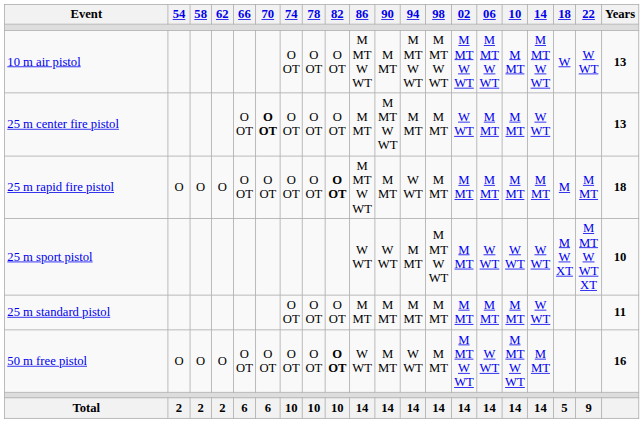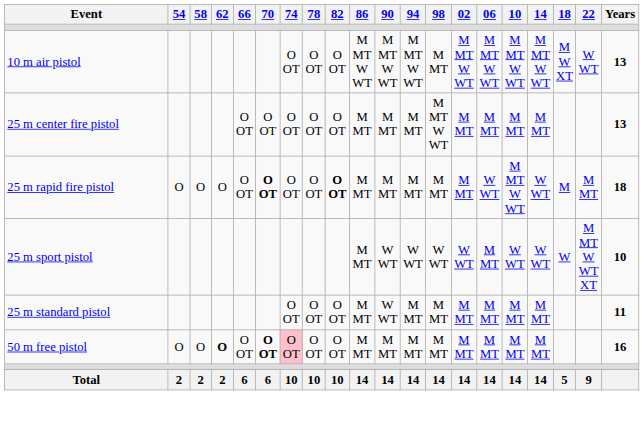(388, 61) M MT -> (388, 61) M MT W WT
(438, 61) M MT W WT -> (438, 61) M MT
(515, 61) M MT -> (515, 61) M MT W WT
(564, 61) W -> (564, 61) M W XT
(268, 124) bold -> (268, 124) normal
(388, 124) M MT W WT -> (388, 124) M MT
(438, 124) M MT -> (438, 124) M MT W WT
(464, 124) W WT -> (464, 124) M MT
(540, 124) W WT -> (540, 124) M MT
(268, 187) normal -> (268, 187) bold
(362, 187) M MT W WT -> (362, 187) M MT
(413, 187) W WT -> (413, 187) M MT
(489, 187) M MT -> (489, 187) W WT
(515, 187) M MT -> (515, 187) M MT W WT
(540, 187) M MT -> (540, 187) W WT
(362, 256) W WT -> (362, 256) M MT
(413, 256) M MT -> (413, 256) W WT
(438, 256) M MT W WT -> (438, 256) W WT
(464, 256) M MT -> (464, 256) W WT
(489, 256) W WT -> (489, 256) M MT
(564, 256) M W XT -> (564, 256) W
(388, 312) M MT -> (388, 312) W WT
(540, 312) W WT -> (540, 312) M MT
(222, 361) normal -> (222, 346) bold
(268, 361) normal -> (268, 346) bold
(291, 361) no background -> (291, 346) pink background
(337, 361) bold -> (337, 346) normal
(362, 361) W WT -> (362, 346) M MT
(413, 361) W WT -> (413, 346) M MT
(464, 361) M MT W WT -> (464, 346) M MT
(489, 361) W WT -> (489, 346) M MT
(515, 361) M MT W WT -> (515, 346) M MT
